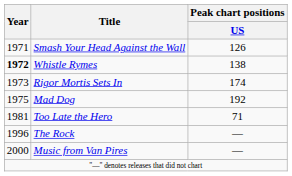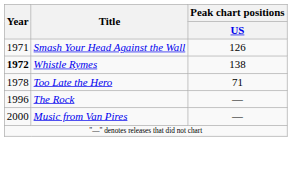- row: (78, 82)
- row: (54, 99)
(18, 116) 1981 -> (18, 82) 1978
